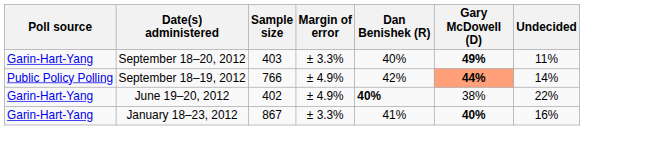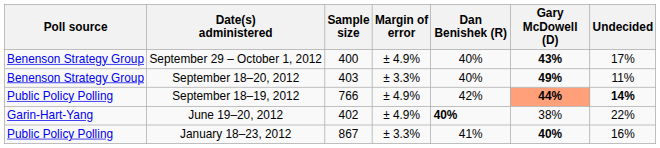+ row: (236, 59)
(50, 59) Garin-Hart-Yang -> (76, 78) Benenson Strategy Group
(547, 78) normal -> (623, 96) bold
(50, 115) Garin-Hart-Yang -> (60, 134) Public Policy Polling
